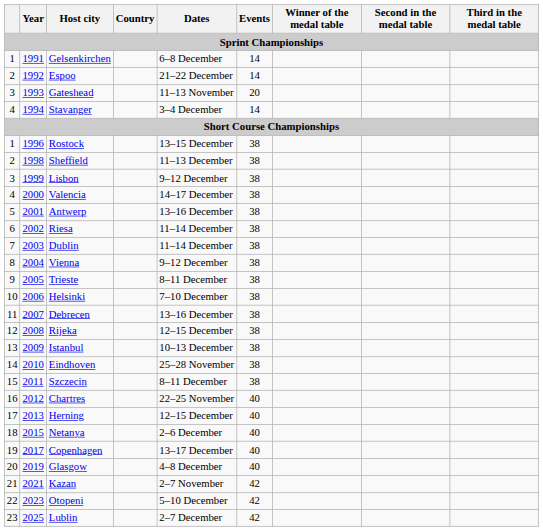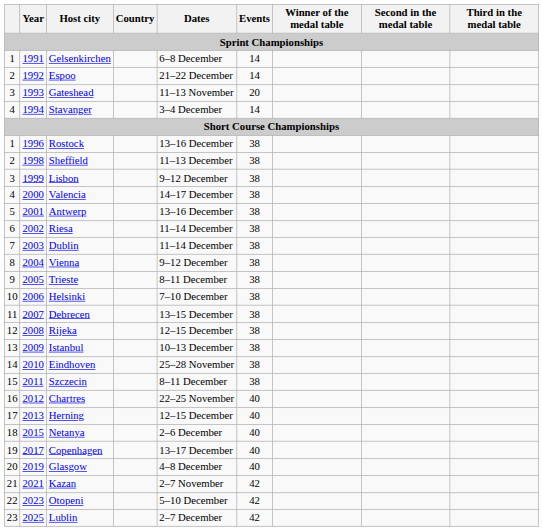(196, 144) 13–15 December -> (196, 144) 13–16 December
(196, 314) 13–16 December -> (196, 314) 13–15 December
